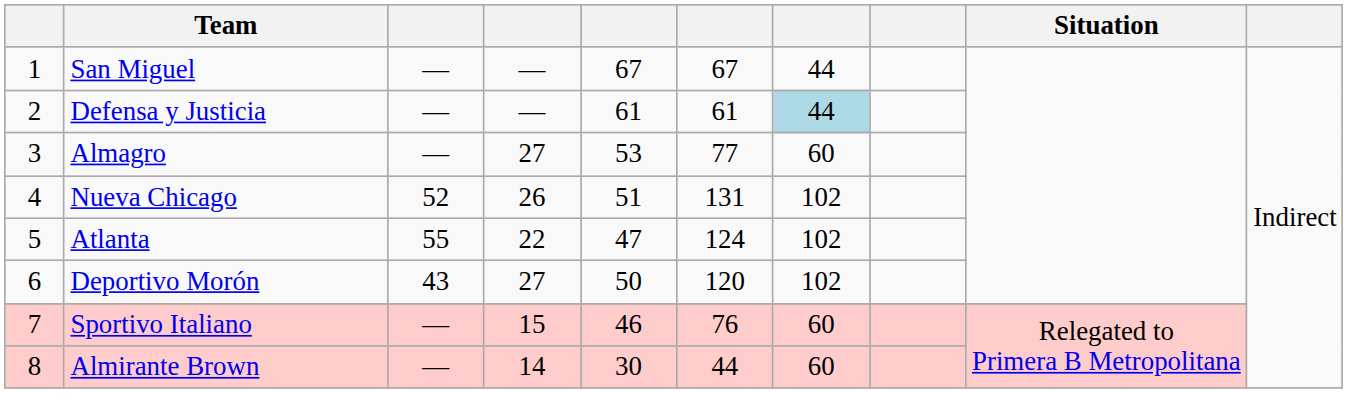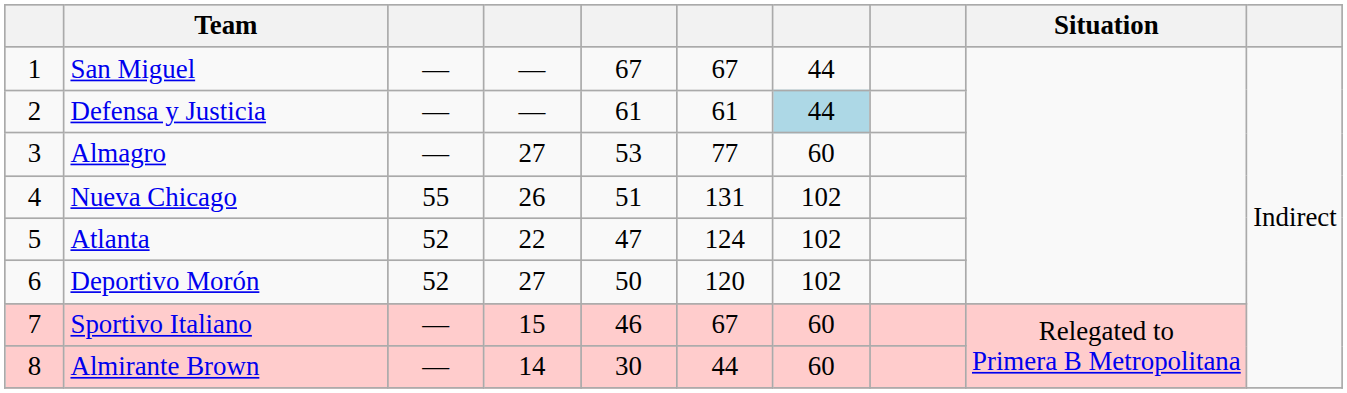(436, 196) 52 -> (436, 196) 55
(436, 238) 55 -> (436, 238) 52
(436, 281) 43 -> (436, 281) 52
(725, 324) 76 -> (725, 324) 67
